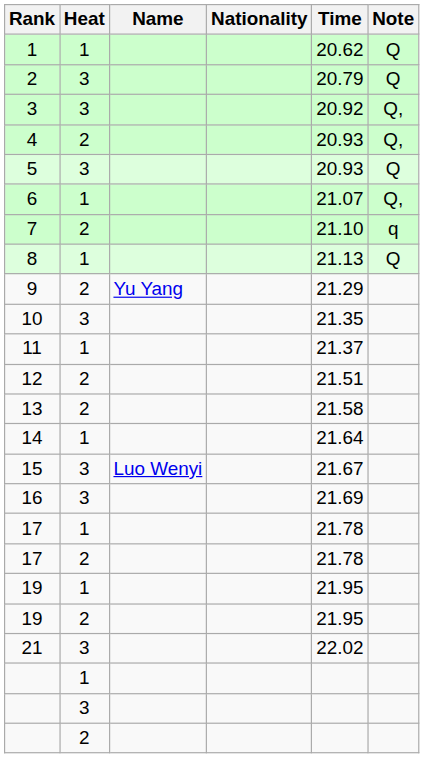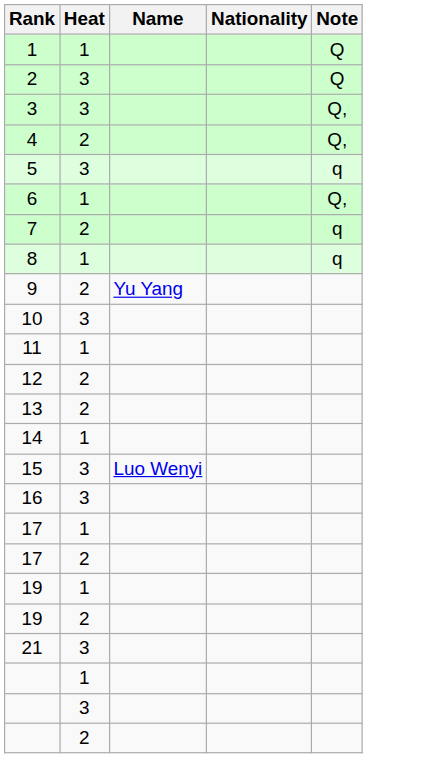- column: (340, 19)
(393, 169) Q -> (337, 169) q
(393, 259) Q -> (337, 259) q
